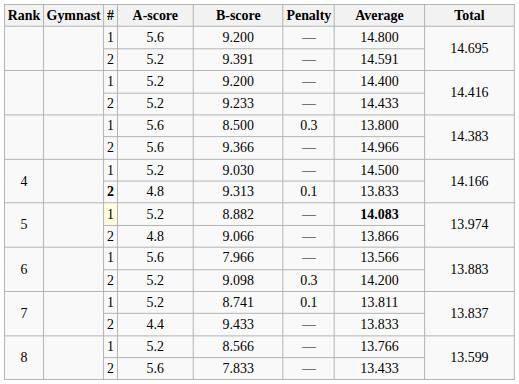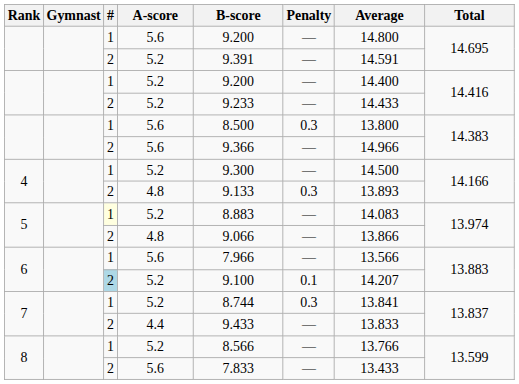(238, 170) 9.030 -> (238, 170) 9.300
(111, 192) bold -> (111, 192) normal
(238, 192) 9.313 -> (238, 192) 9.133
(309, 192) 0.1 -> (309, 192) 0.3
(379, 192) 13.833 -> (379, 192) 13.893
(238, 214) 8.882 -> (238, 214) 8.883
(379, 214) bold -> (379, 214) normal
(111, 280) no background -> (111, 280) lightblue background
(238, 280) 9.098 -> (238, 280) 9.100
(309, 280) 0.3 -> (309, 280) 0.1
(379, 280) 14.200 -> (379, 280) 14.207
(238, 302) 8.741 -> (238, 302) 8.744
(309, 302) 0.1 -> (309, 302) 0.3
(379, 302) 13.811 -> (379, 302) 13.841
